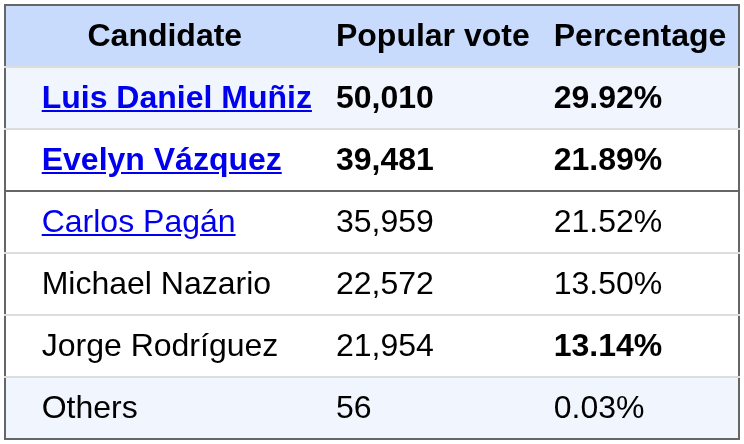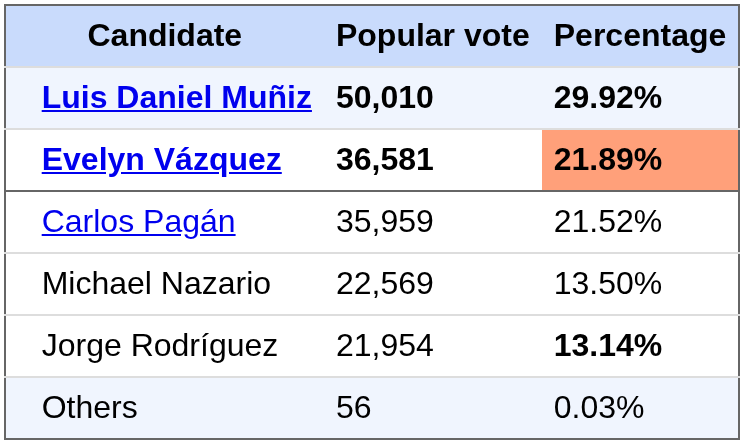(385, 159) 39,481 -> (385, 159) 36,581
(608, 159) no background -> (608, 159) lightsalmon background
(385, 283) 22,572 -> (385, 283) 22,569
